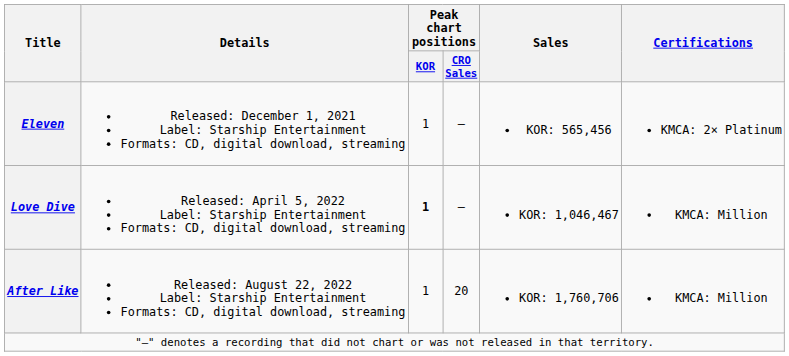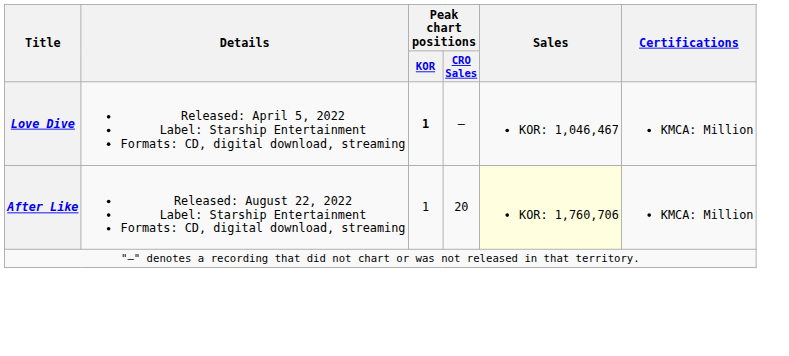- row: (43, 124)
(551, 298) no background -> (551, 214) lightyellow background
